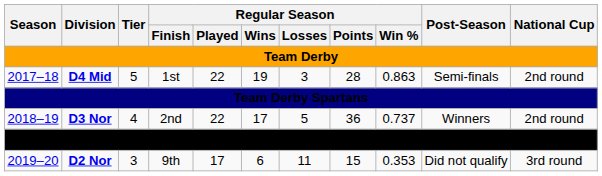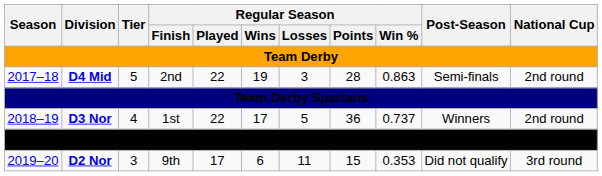(171, 77) 1st -> (171, 77) 2nd
(171, 118) 2nd -> (171, 118) 1st
